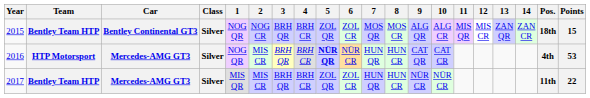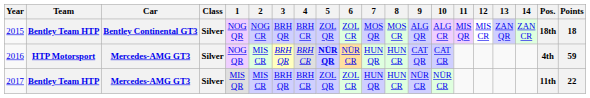(572, 31) 15 -> (572, 31) 18
(572, 56) 53 -> (572, 56) 59
